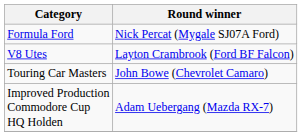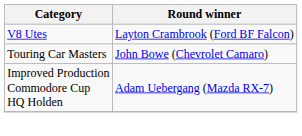- row: (40, 34)
